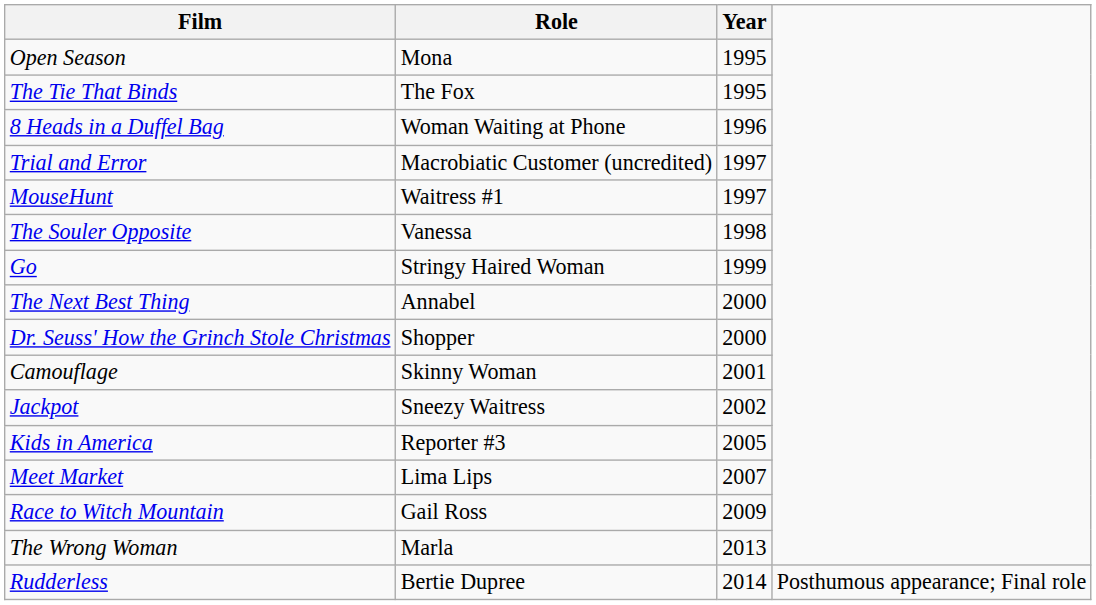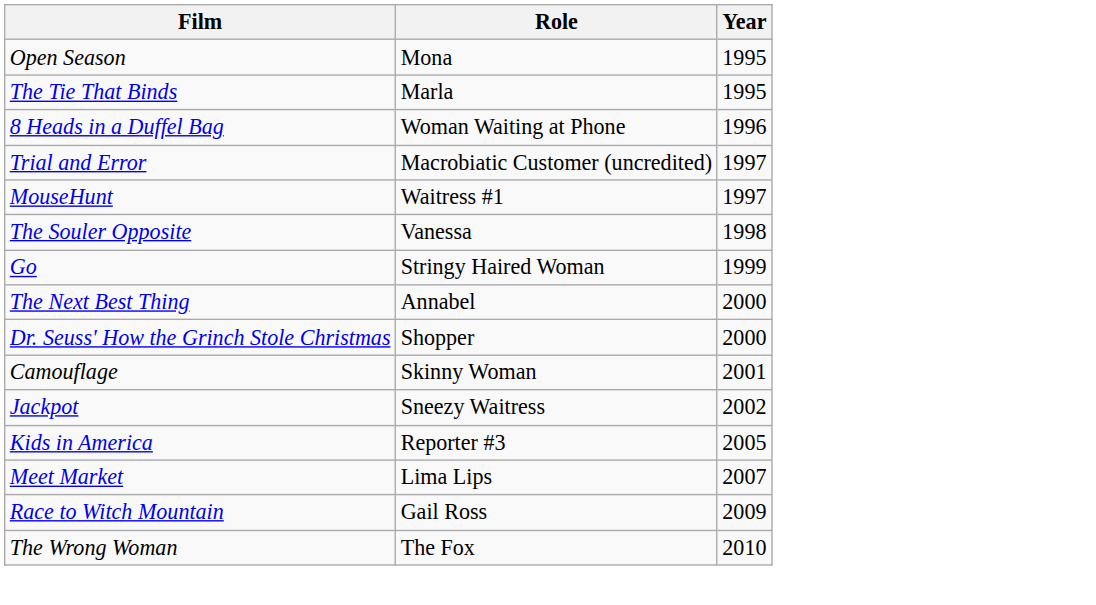(438, 92) The Fox -> (427, 92) Marla
(427, 547) Marla -> (438, 547) The Fox
(744, 547) 2013 -> (744, 547) 2010
- row: (59, 582)
